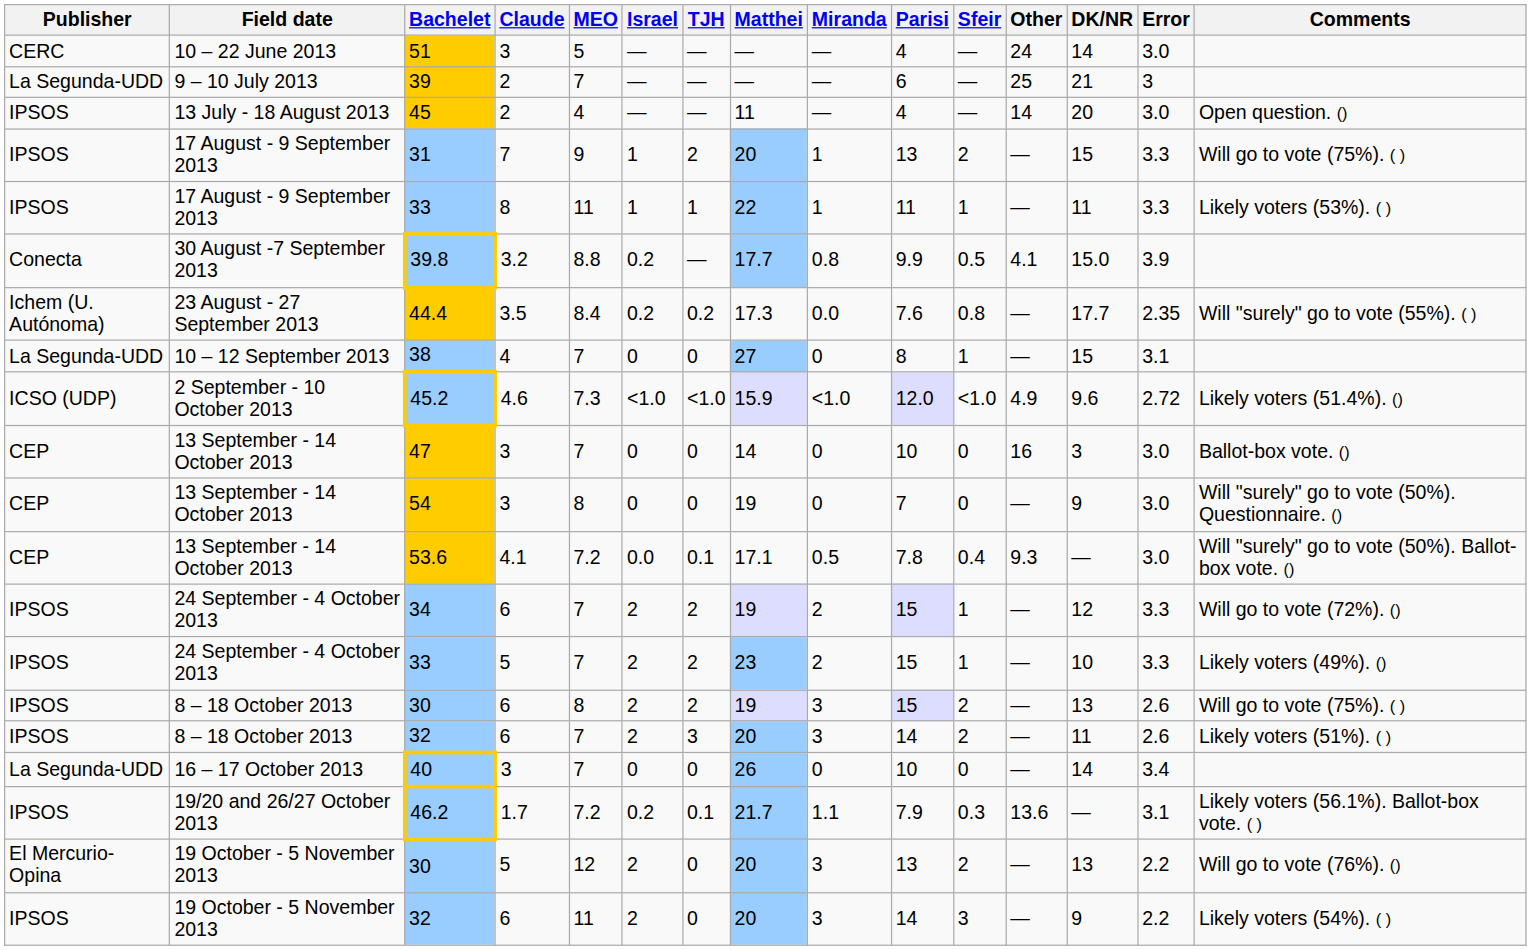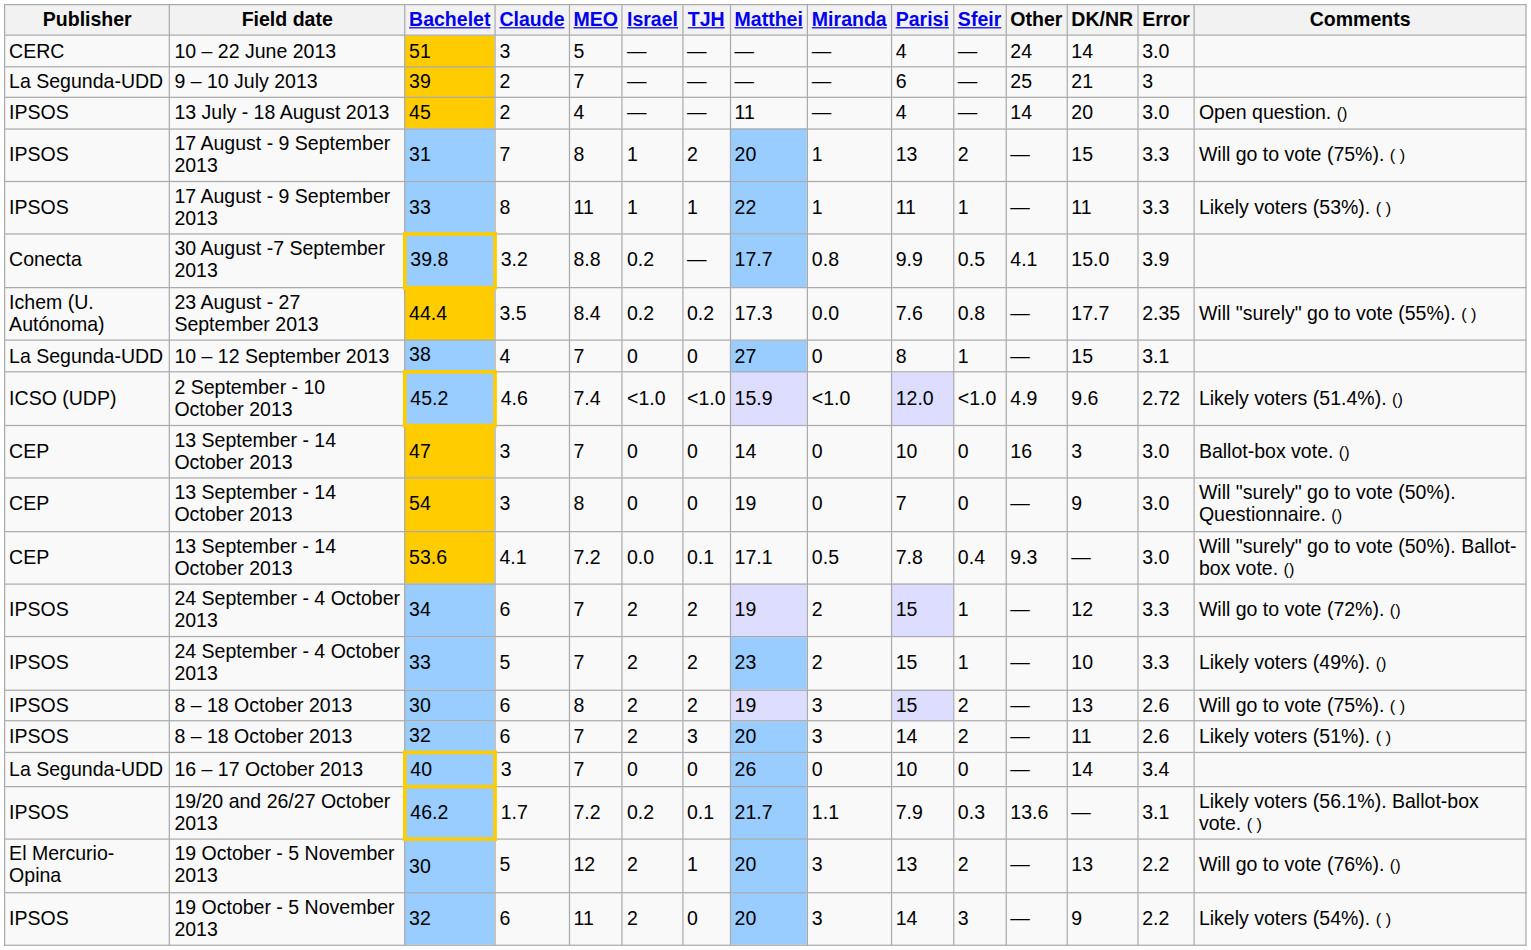(579, 154) 9 -> (579, 154) 8
(587, 398) 7.3 -> (587, 398) 7.4
(692, 865) 0 -> (692, 865) 1
